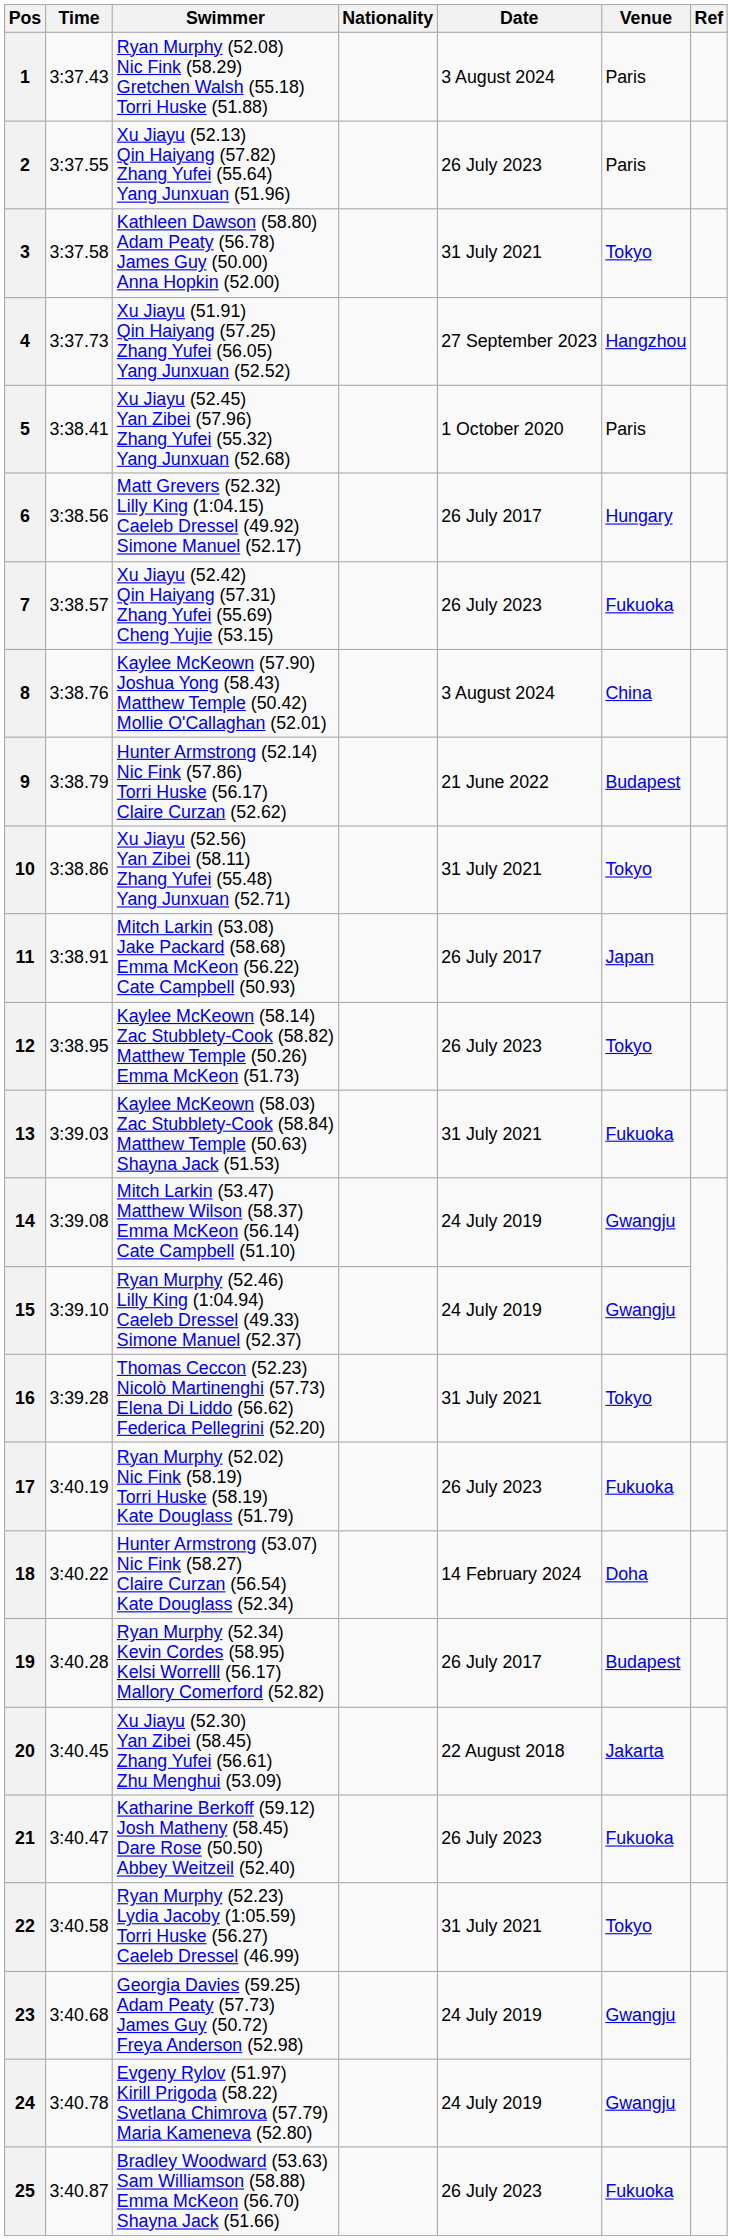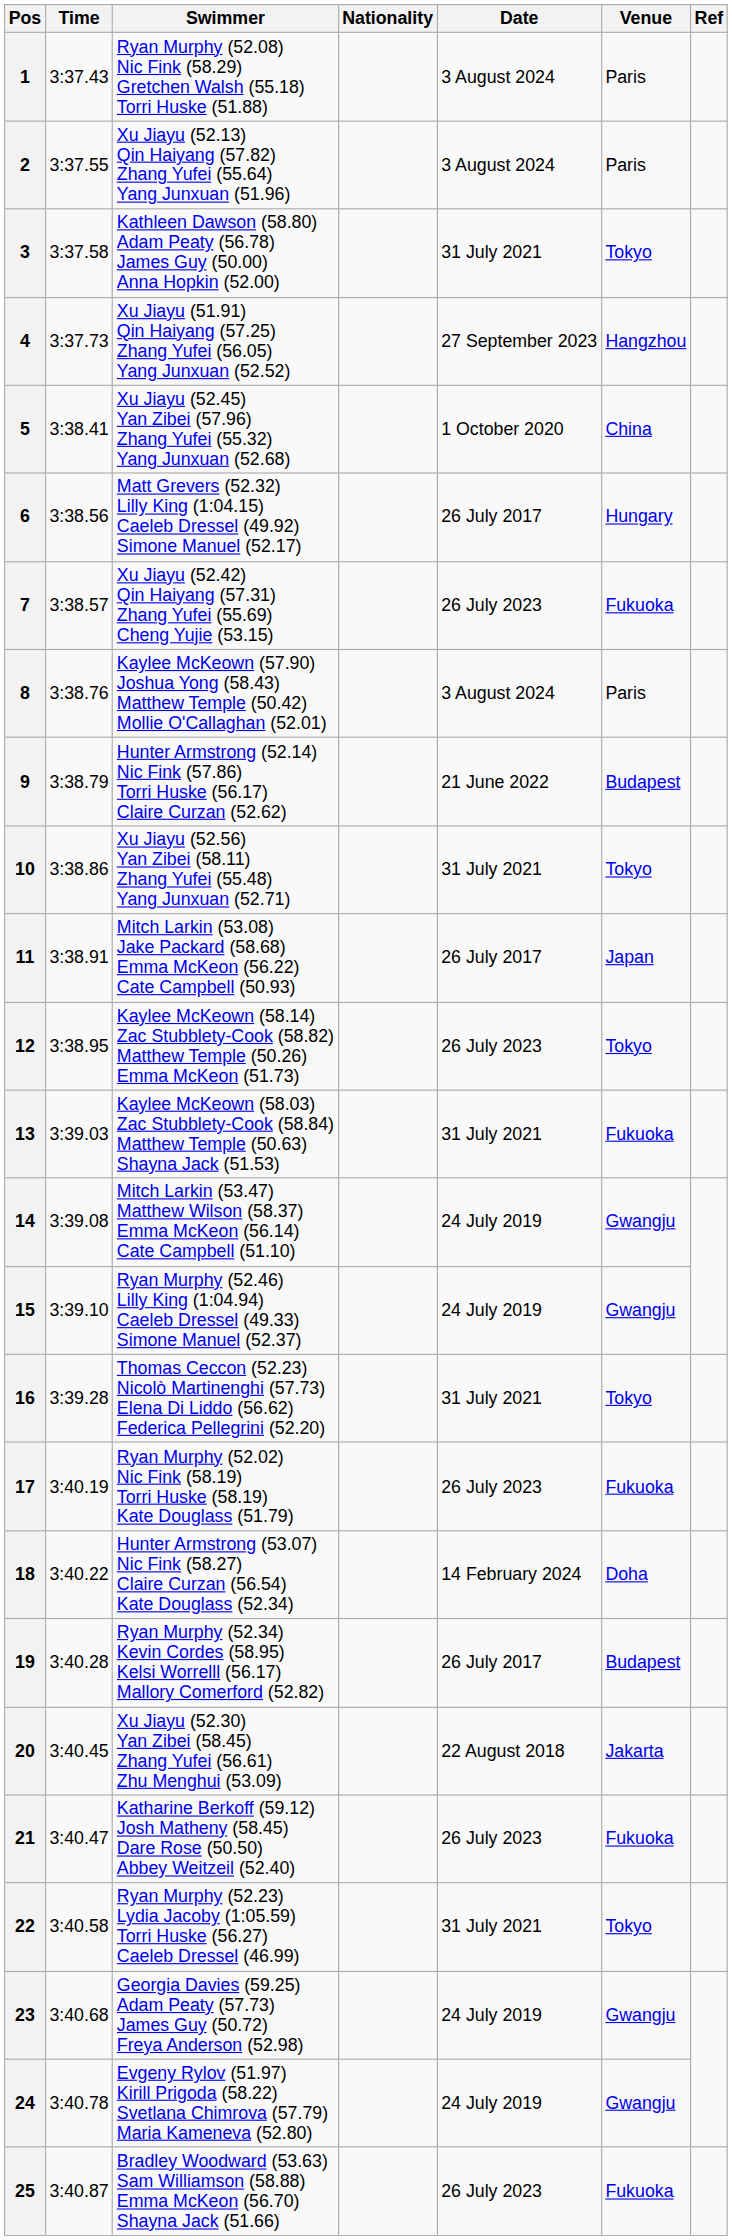(492, 164) 26 July 2023 -> (498, 164) 3 August 2024
(626, 429) Paris -> (629, 429) China
(629, 693) China -> (626, 693) Paris
